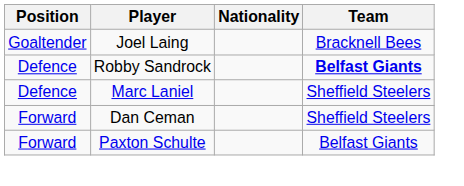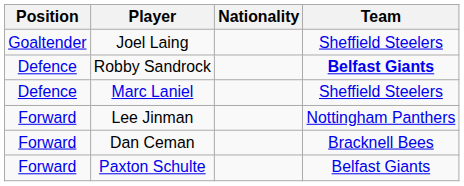(368, 42) Bracknell Bees -> (381, 42) Sheffield Steelers
+ row: (152, 117)
(368, 117) Sheffield Steelers -> (381, 142) Bracknell Bees
